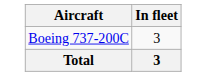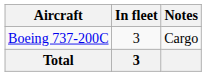+ column: (181, 15)
